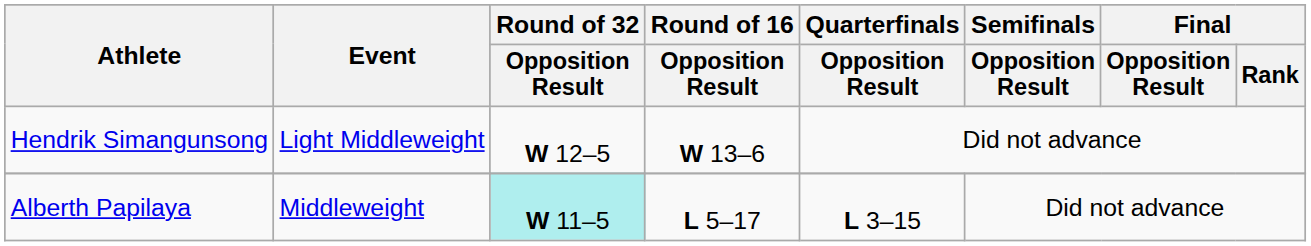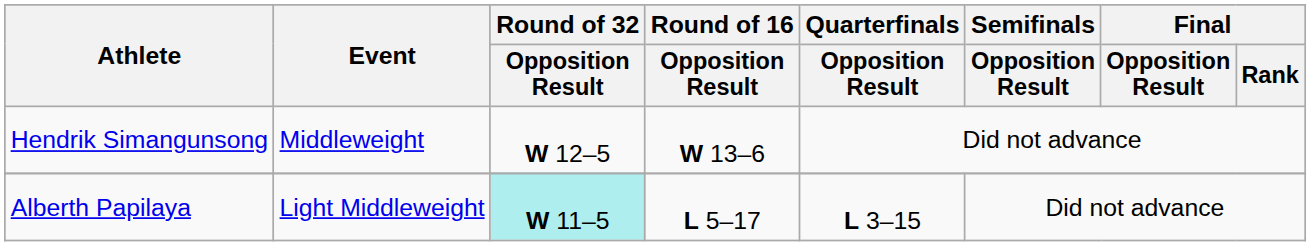(382, 140) Light Middleweight -> (352, 140) Middleweight
(352, 207) Middleweight -> (382, 207) Light Middleweight
